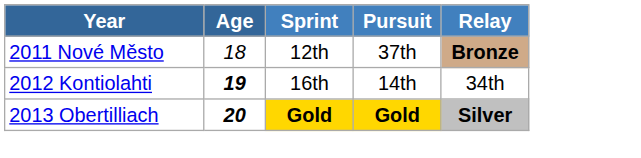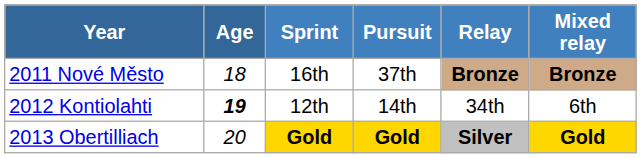+ column: (583, 32)
(309, 52) 12th -> (309, 74) 16th
(309, 84) 16th -> (309, 106) 12th
(235, 115) bold -> (235, 137) normal
